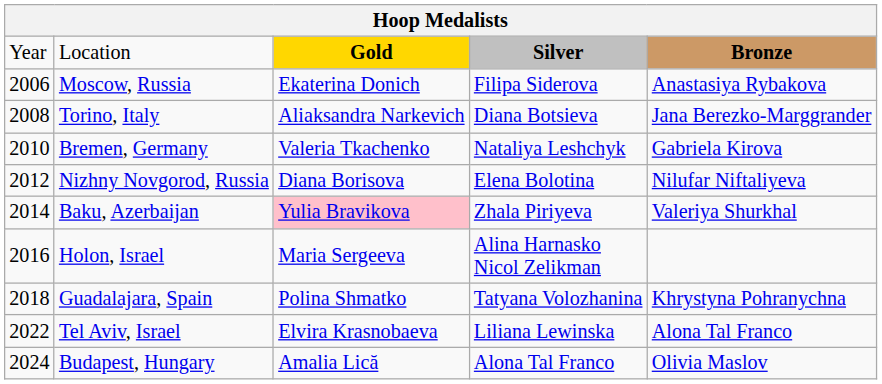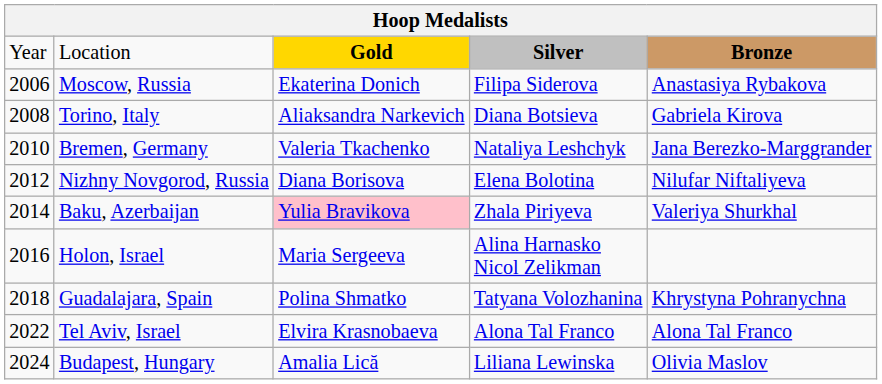(762, 116) Jana Berezko-Marggrander -> (717, 116) Gabriela Kirova
(717, 148) Gabriela Kirova -> (762, 148) Jana Berezko-Marggrander
(544, 330) Liliana Lewinska -> (544, 330) Alona Tal Franco
(544, 362) Alona Tal Franco -> (544, 362) Liliana Lewinska
